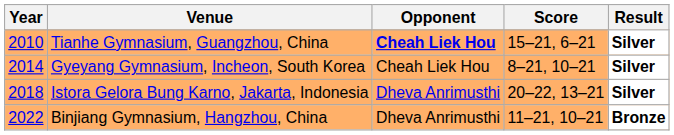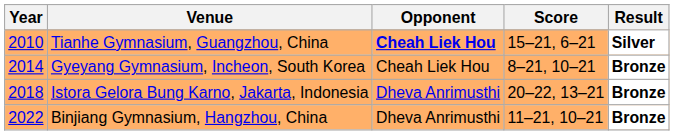(633, 68) Silver -> (639, 68) Bronze
(633, 93) Silver -> (639, 93) Bronze
